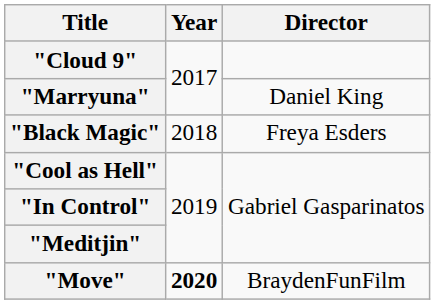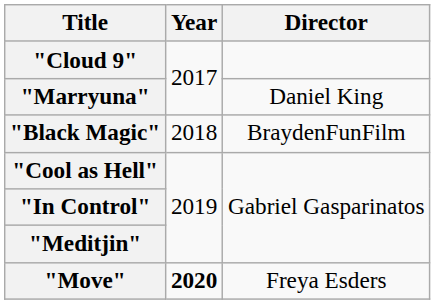(326, 133) Freya Esders -> (326, 133) BraydenFunFilm
(326, 280) BraydenFunFilm -> (326, 280) Freya Esders
